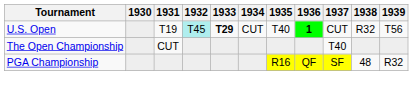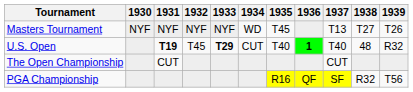+ row: (54, 29)
(168, 29) normal -> (168, 46) bold
(196, 29) paleturquoise background -> (196, 46) no background
(337, 29) CUT -> (337, 46) T40
(365, 29) R32 -> (365, 46) 48
(394, 29) T56 -> (394, 46) R32
(337, 46) T40 -> (337, 63) CUT
(365, 63) 48 -> (365, 79) R32
(394, 63) R32 -> (394, 79) T56
